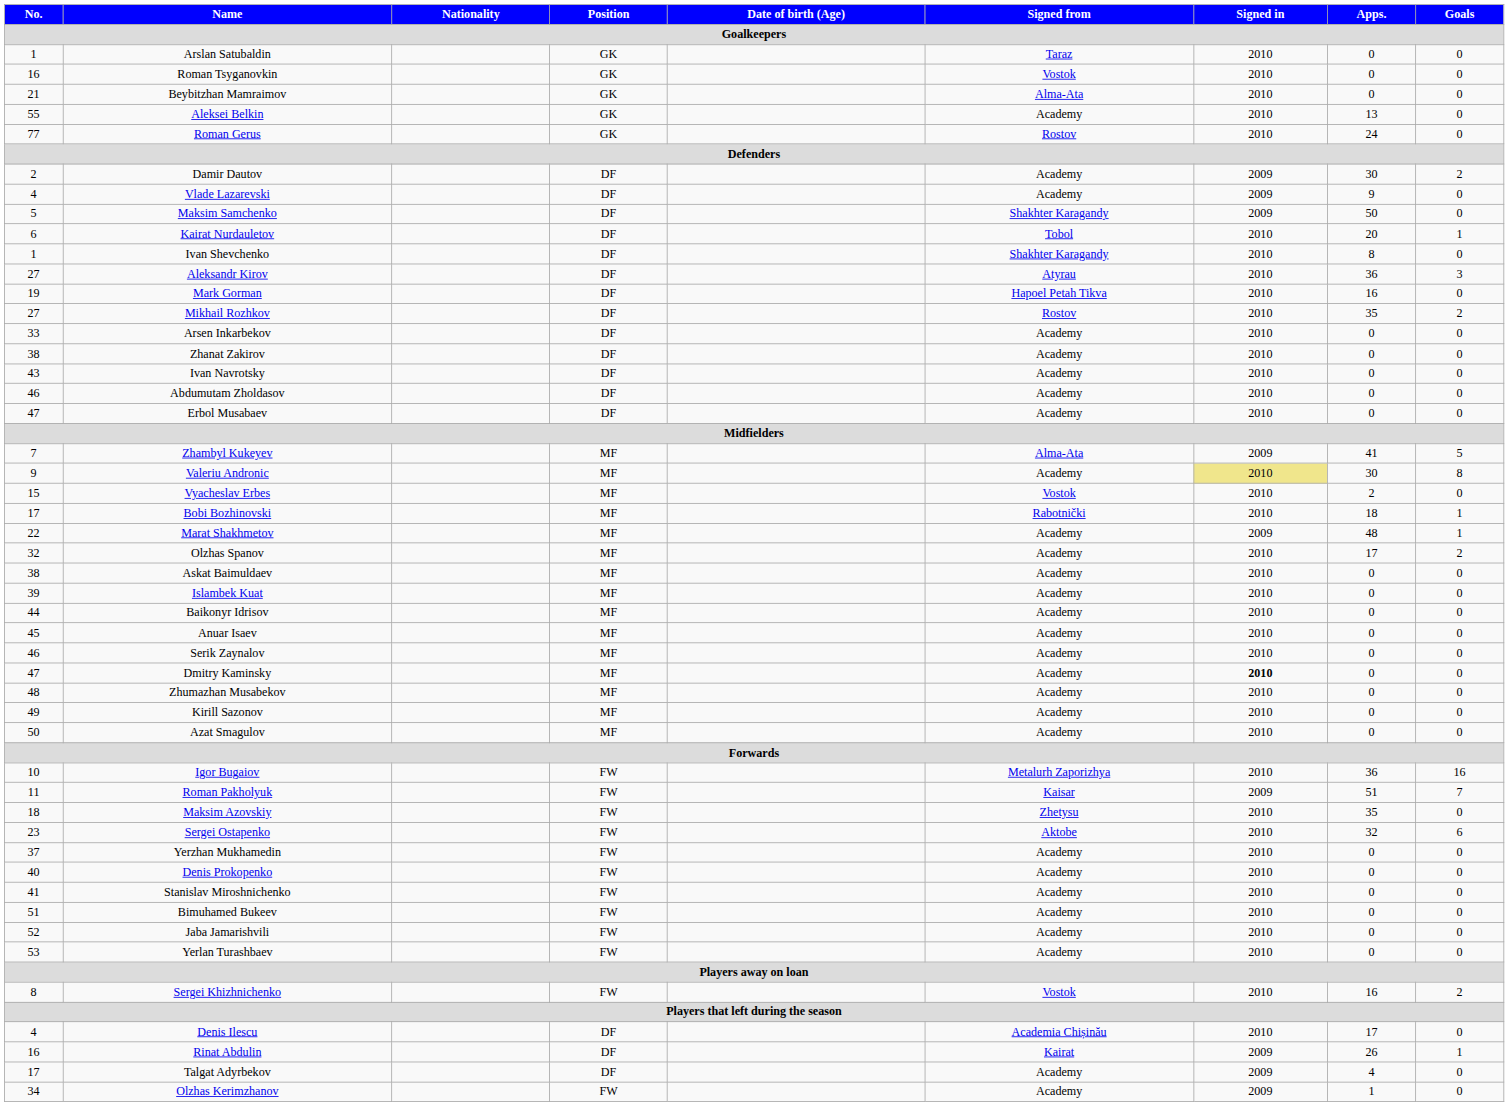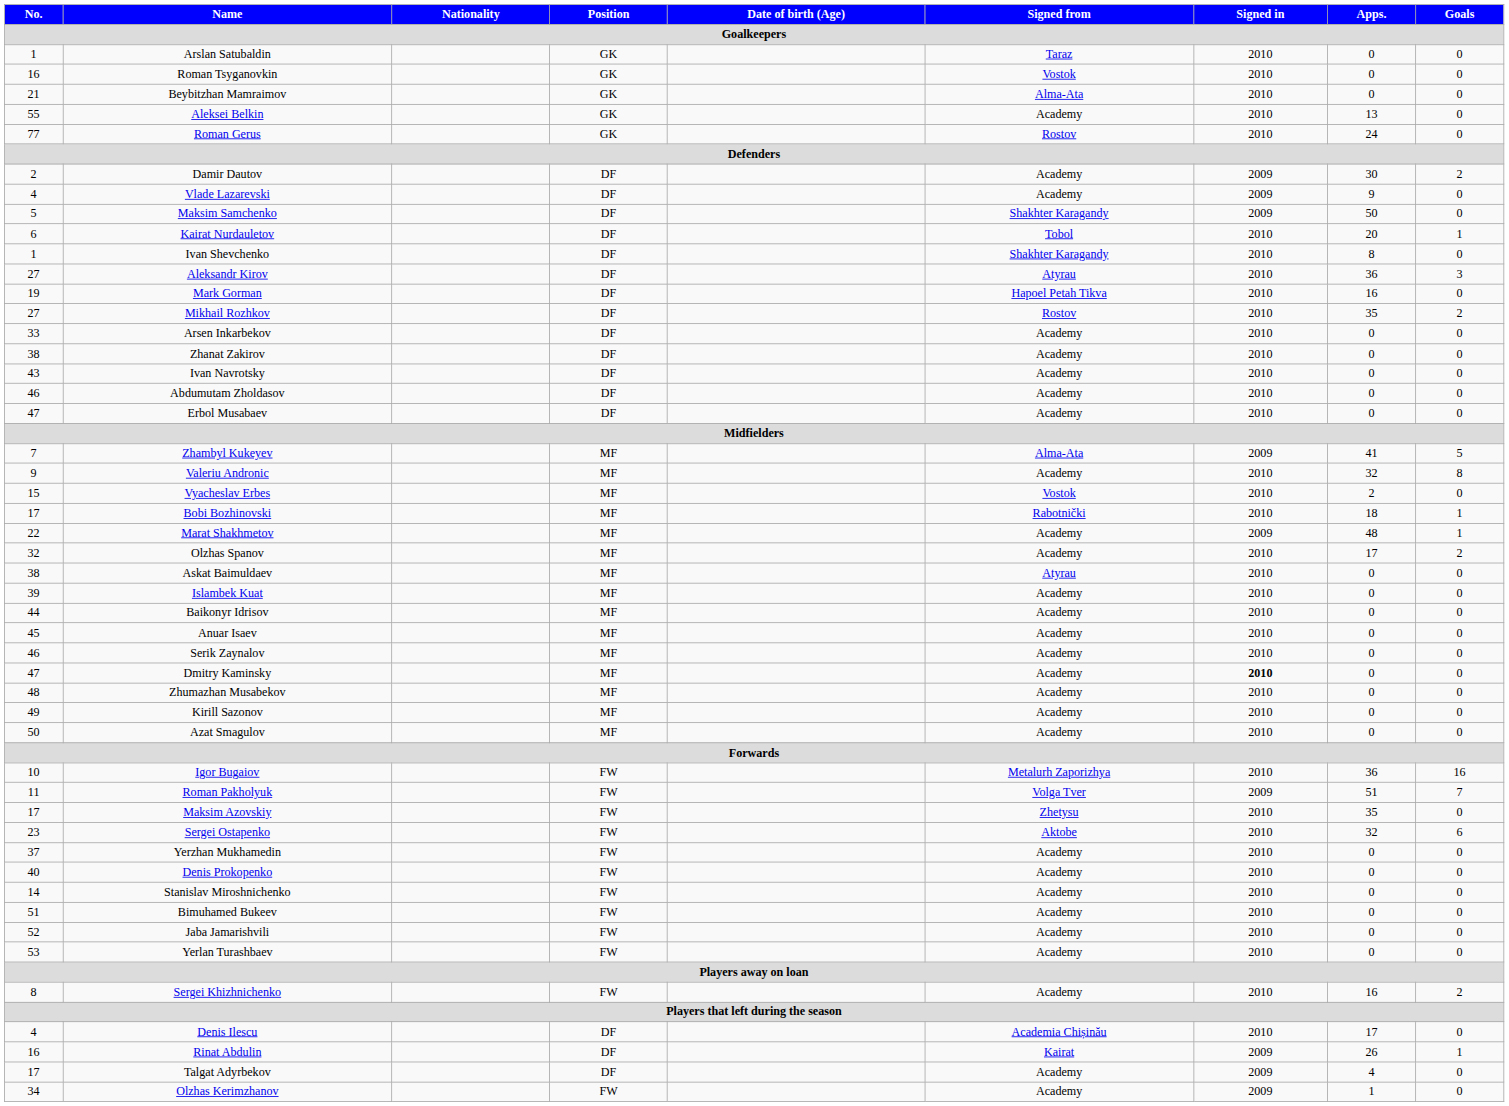(1260, 473) khaki background -> (1260, 473) no background
(1371, 473) 30 -> (1371, 473) 32
(1059, 573) Academy -> (1059, 573) Atyrau
(1059, 792) Kaisar -> (1059, 792) Volga Tver
(34, 812) 18 -> (34, 812) 17
(34, 892) 41 -> (34, 892) 14
(1059, 992) Vostok -> (1059, 992) Academy
